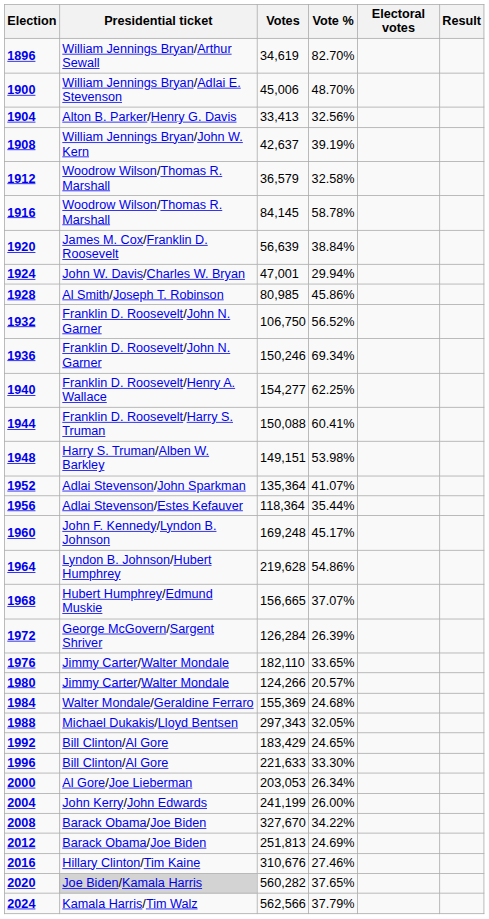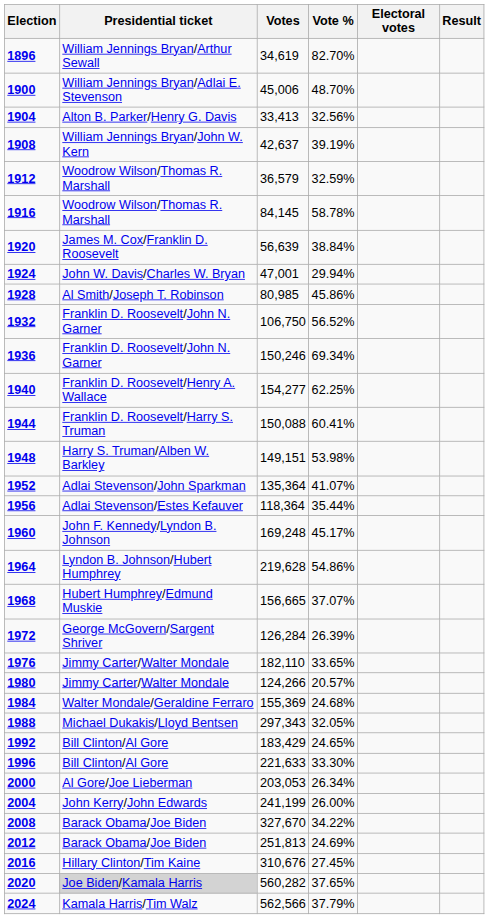(333, 178) 32.58% -> (333, 178) 32.59%
(333, 863) 27.46% -> (333, 863) 27.45%
